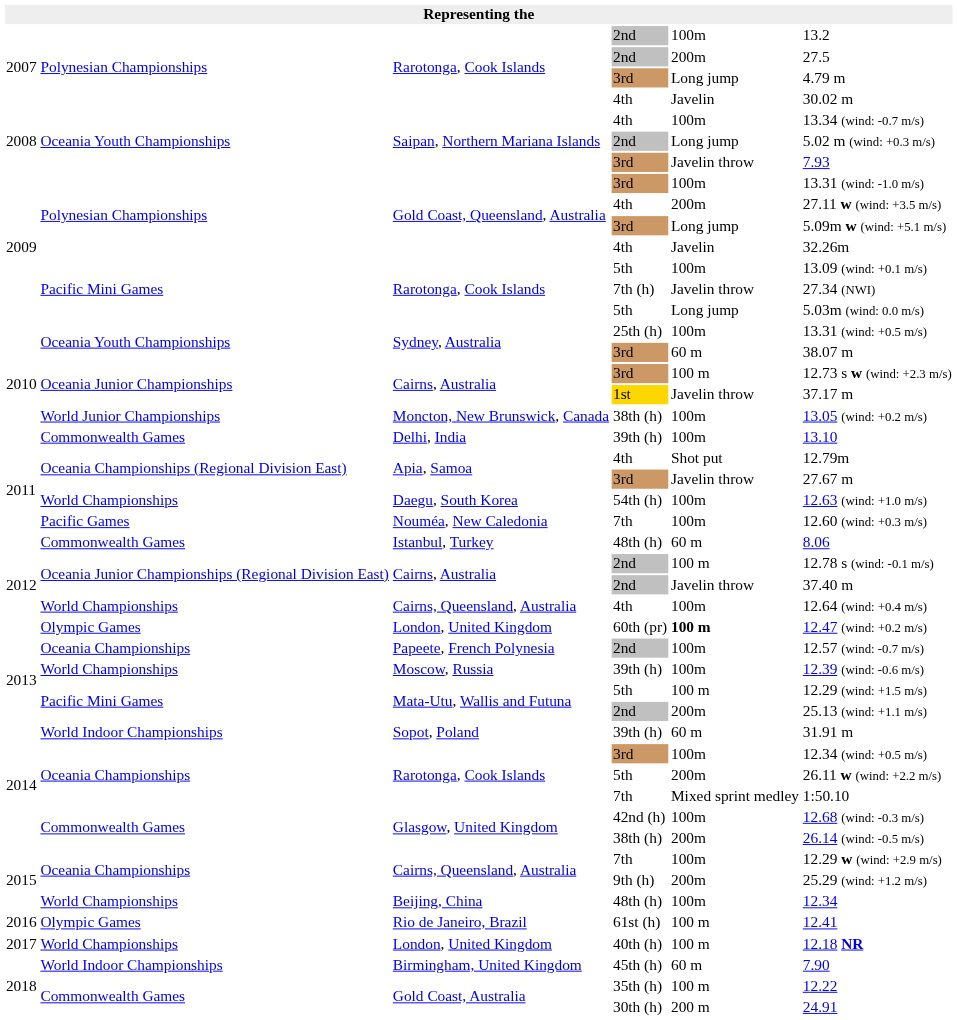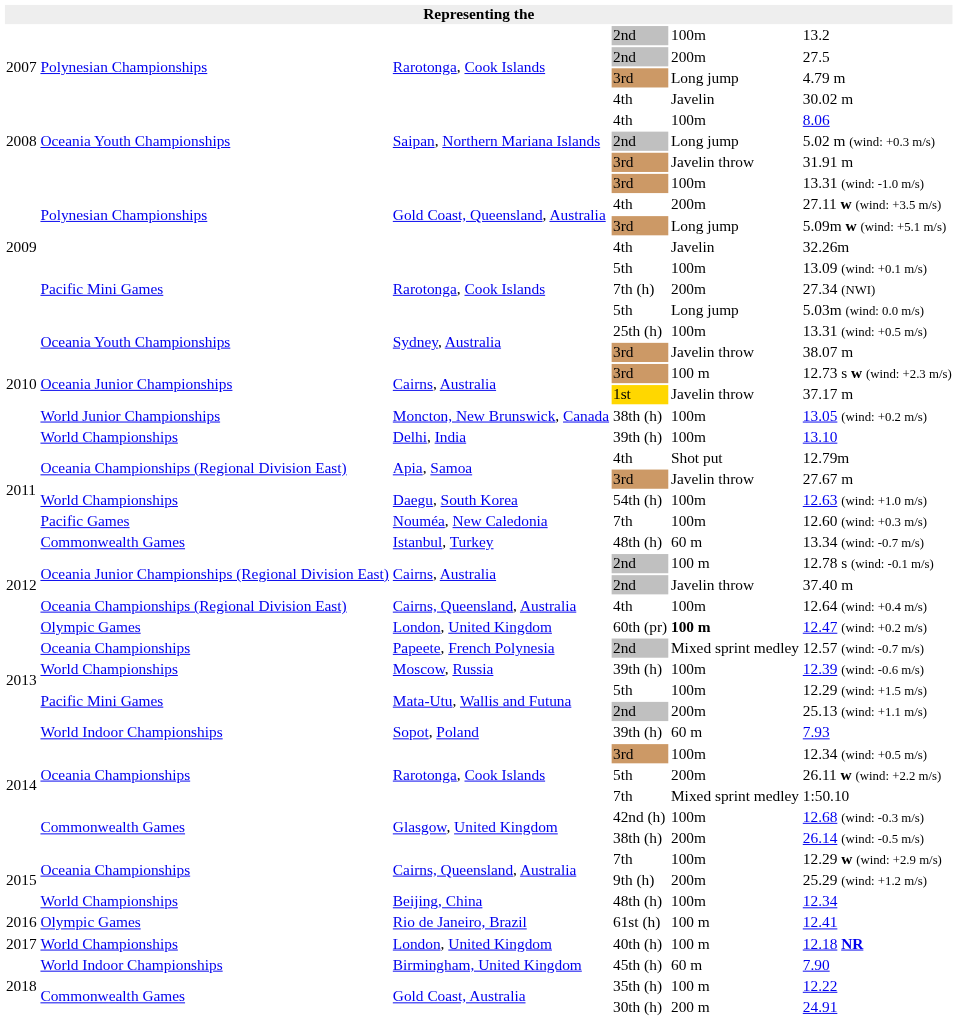(863, 120) 13.34 (wind: -0.7 m/s) -> (816, 120) 8.06
(816, 162) 7.93 -> (828, 162) 31.91 m
(713, 289) Javelin throw -> (688, 289) 200m
(687, 352) 60 m -> (713, 352) Javelin throw
(113, 436) Commonwealth Games -> (109, 436) World Championships
(816, 542) 8.06 -> (863, 542) 13.34 (wind: -0.7 m/s)
(109, 605) World Championships -> (194, 605) Oceania Championships (Regional Division East)
(688, 648) 100m -> (735, 648) Mixed sprint medley
(690, 690) 100 m -> (688, 690) 100m
(828, 732) 31.91 m -> (816, 732) 7.93
